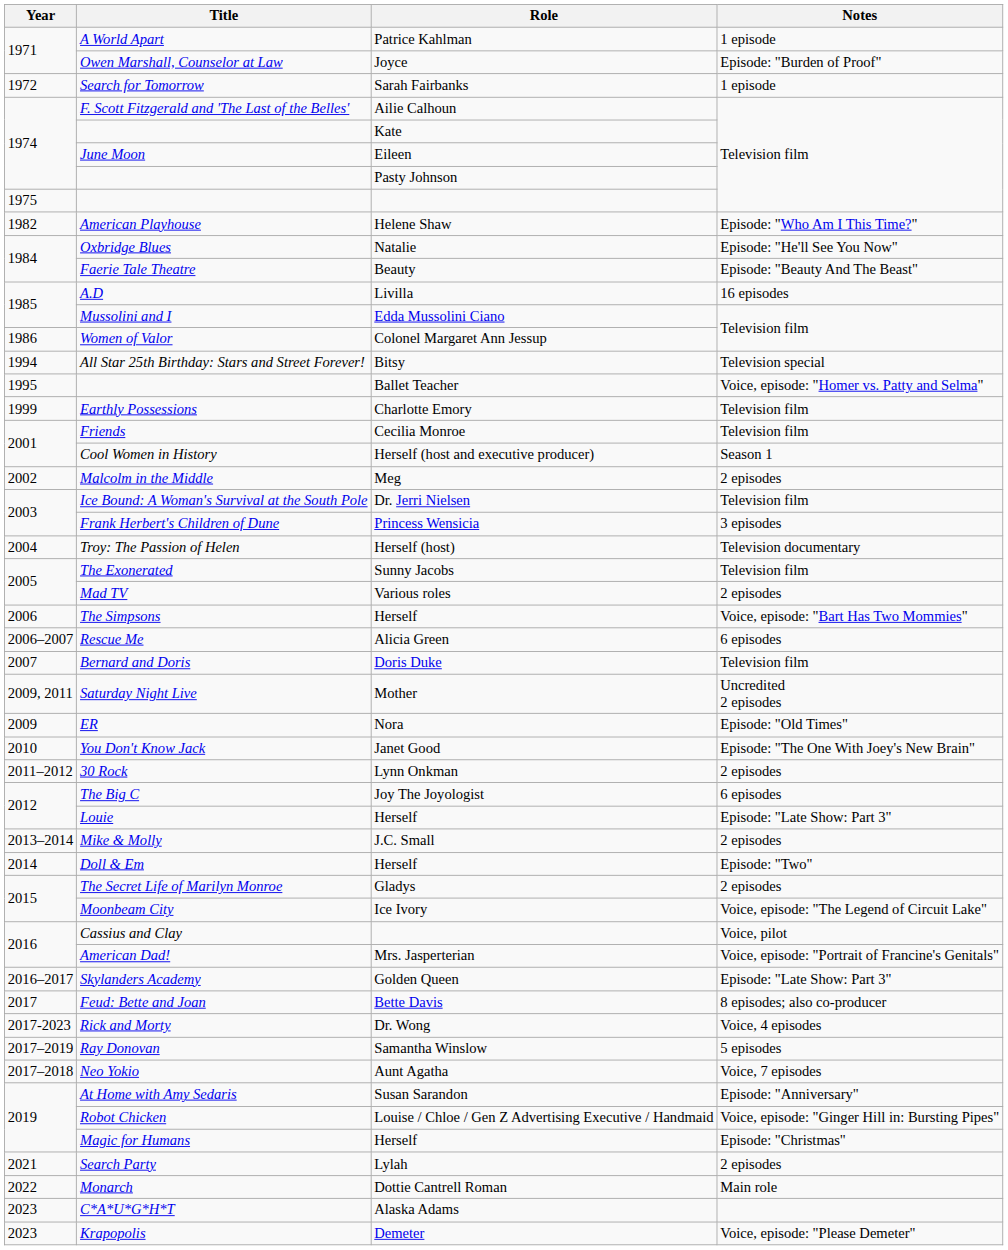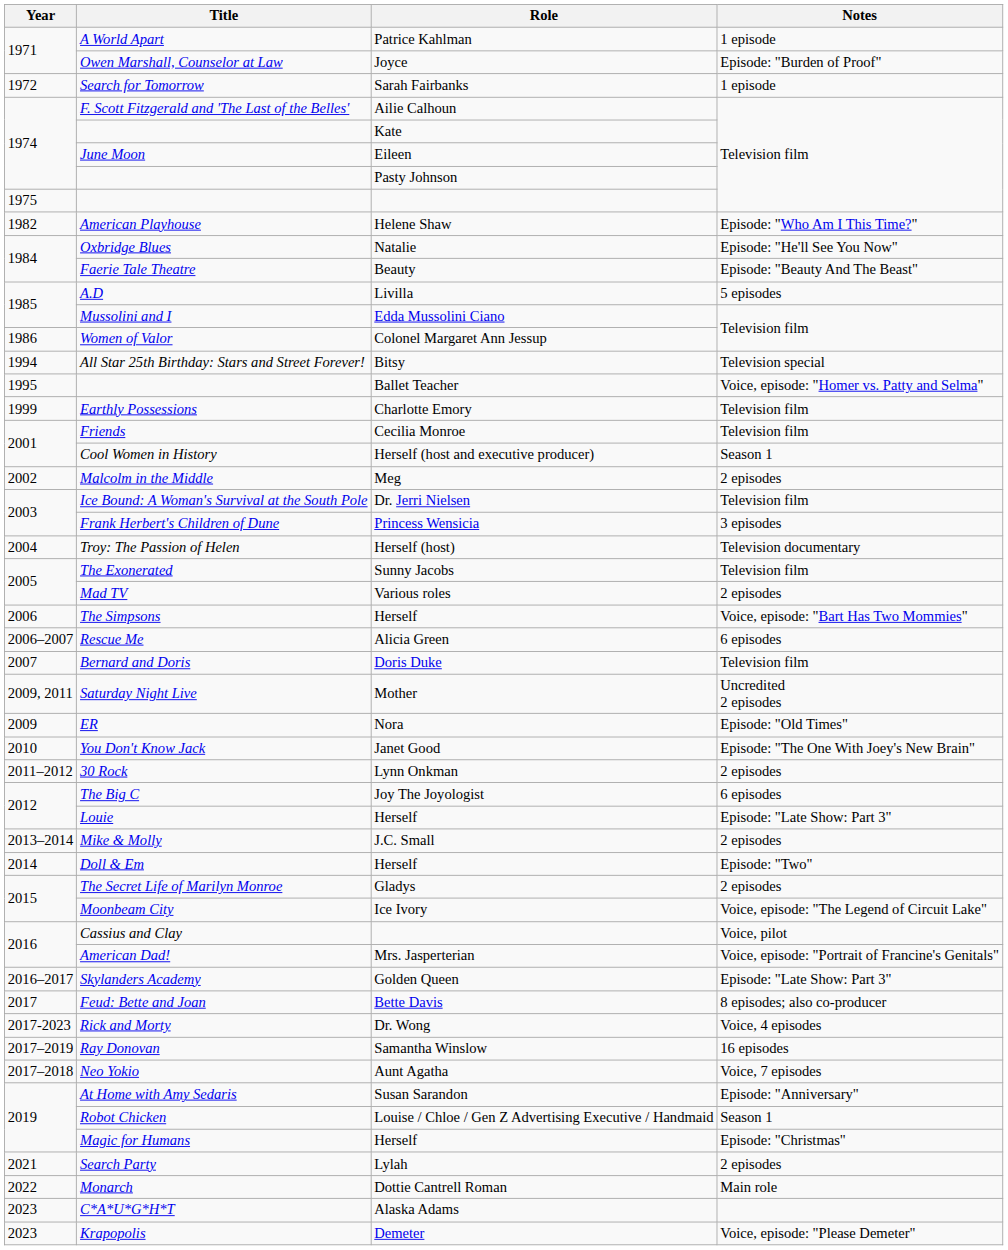(754, 293) 16 episodes -> (751, 293) 5 episodes
(751, 1048) 5 episodes -> (754, 1048) 16 episodes
(860, 1117) Voice, episode: "Ginger Hill in: Bursting Pipes" -> (746, 1117) Season 1
